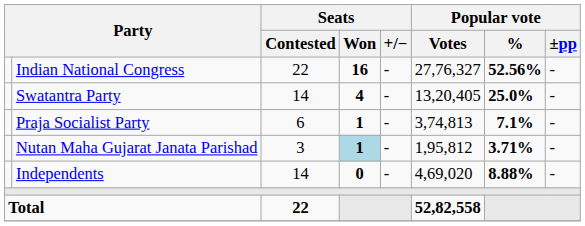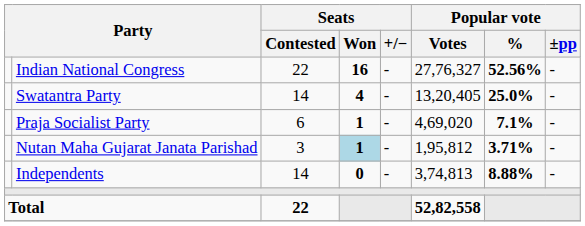(444, 122) 3,74,813 -> (444, 122) 4,69,020
(444, 174) 4,69,020 -> (444, 174) 3,74,813
